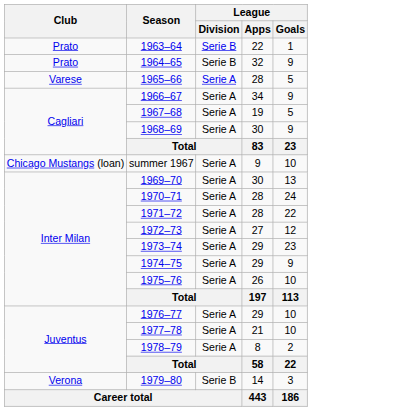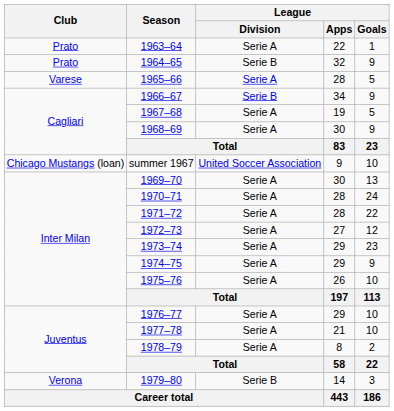(219, 46) Serie B -> (260, 46) Serie A
(219, 96) Serie A -> (260, 96) Serie B
(219, 163) Serie A -> (260, 163) United Soccer Association
